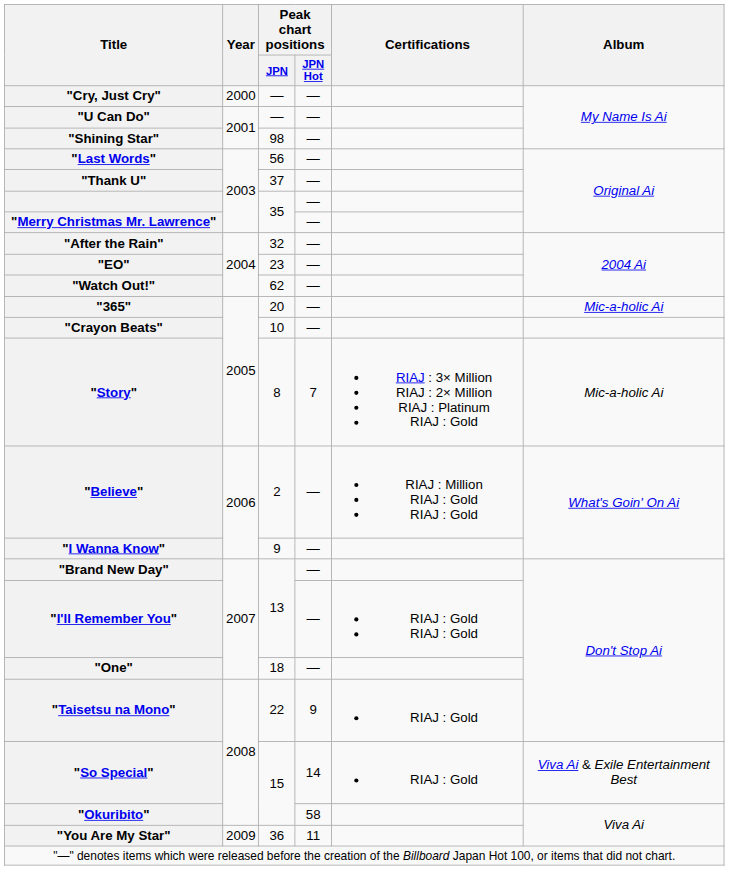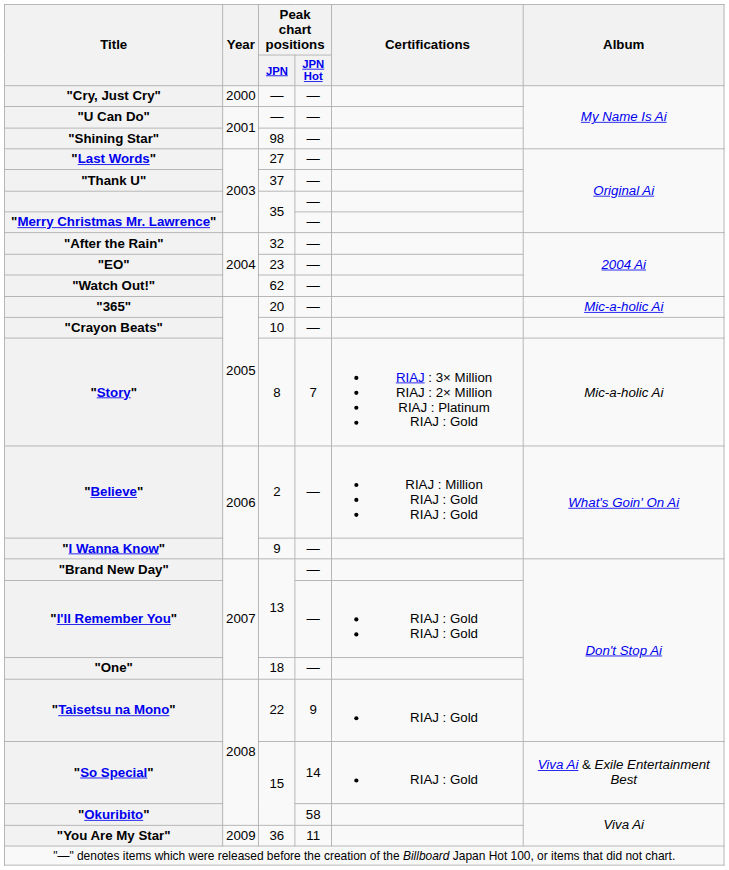(277, 159) 56 -> (277, 159) 27
